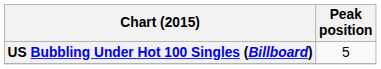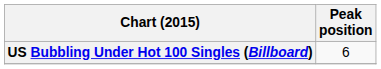(346, 52) 5 -> (346, 52) 6
